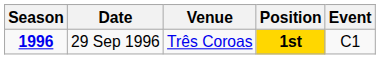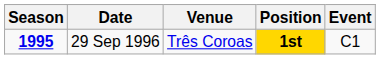(36, 42) 1996 -> (36, 42) 1995
